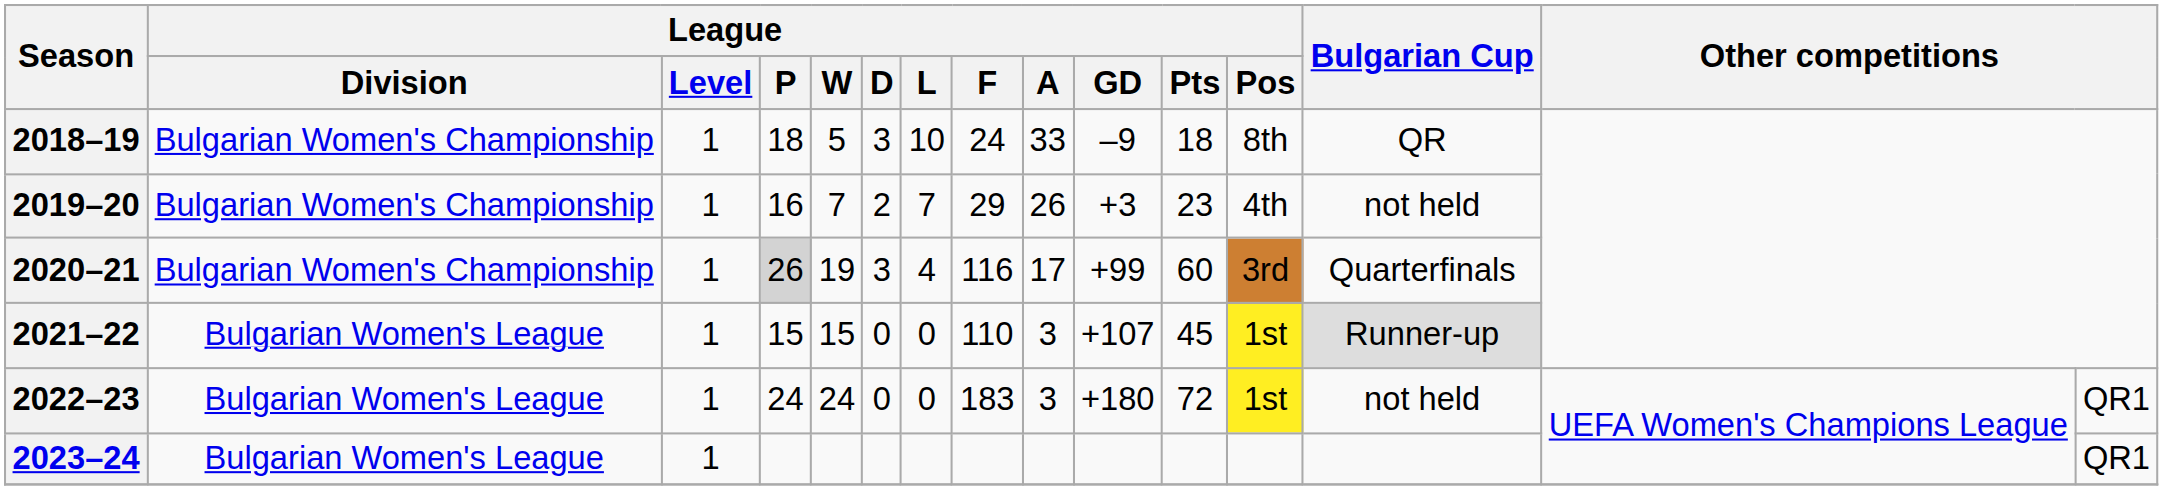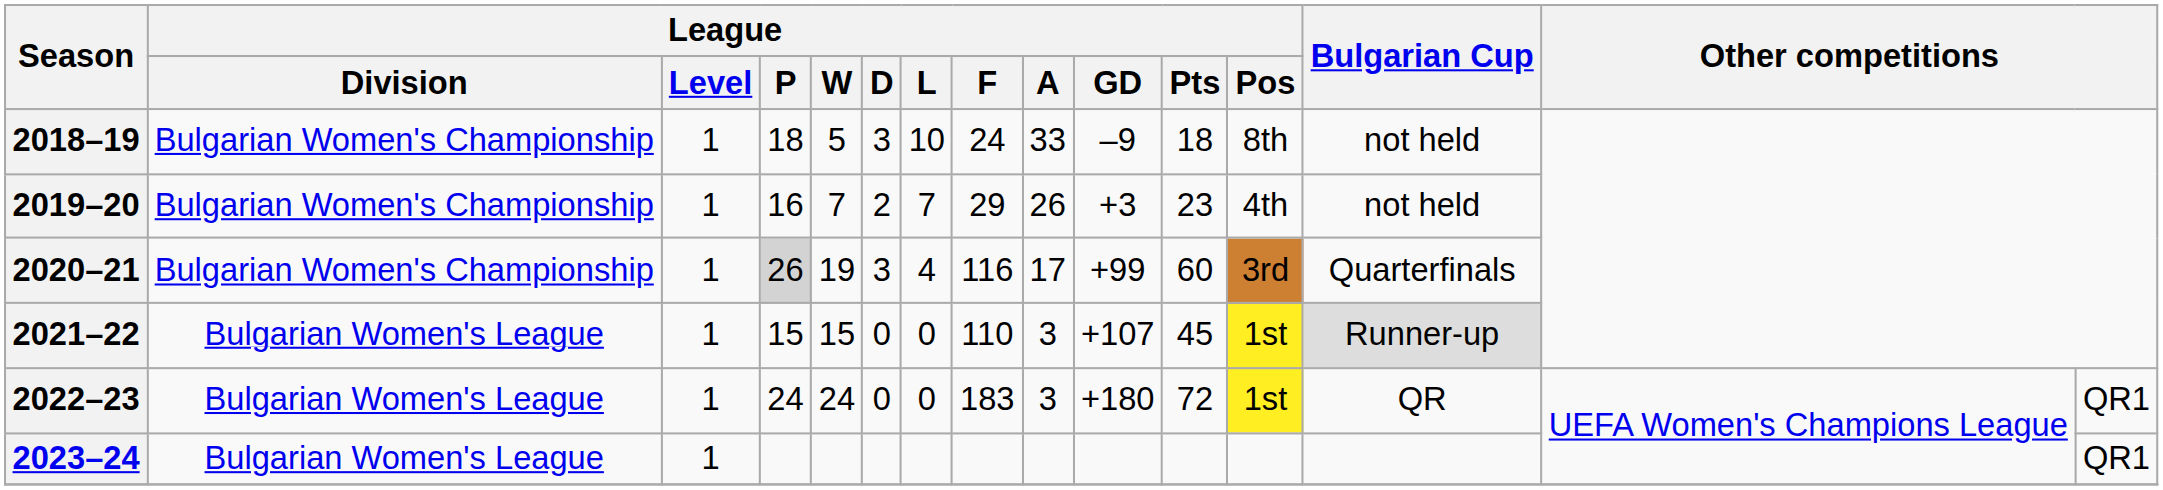(1422, 140) QR -> (1422, 140) not held
(1422, 399) not held -> (1422, 399) QR
